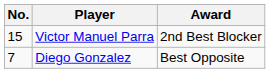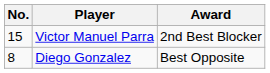(11, 57) 7 -> (11, 57) 8
